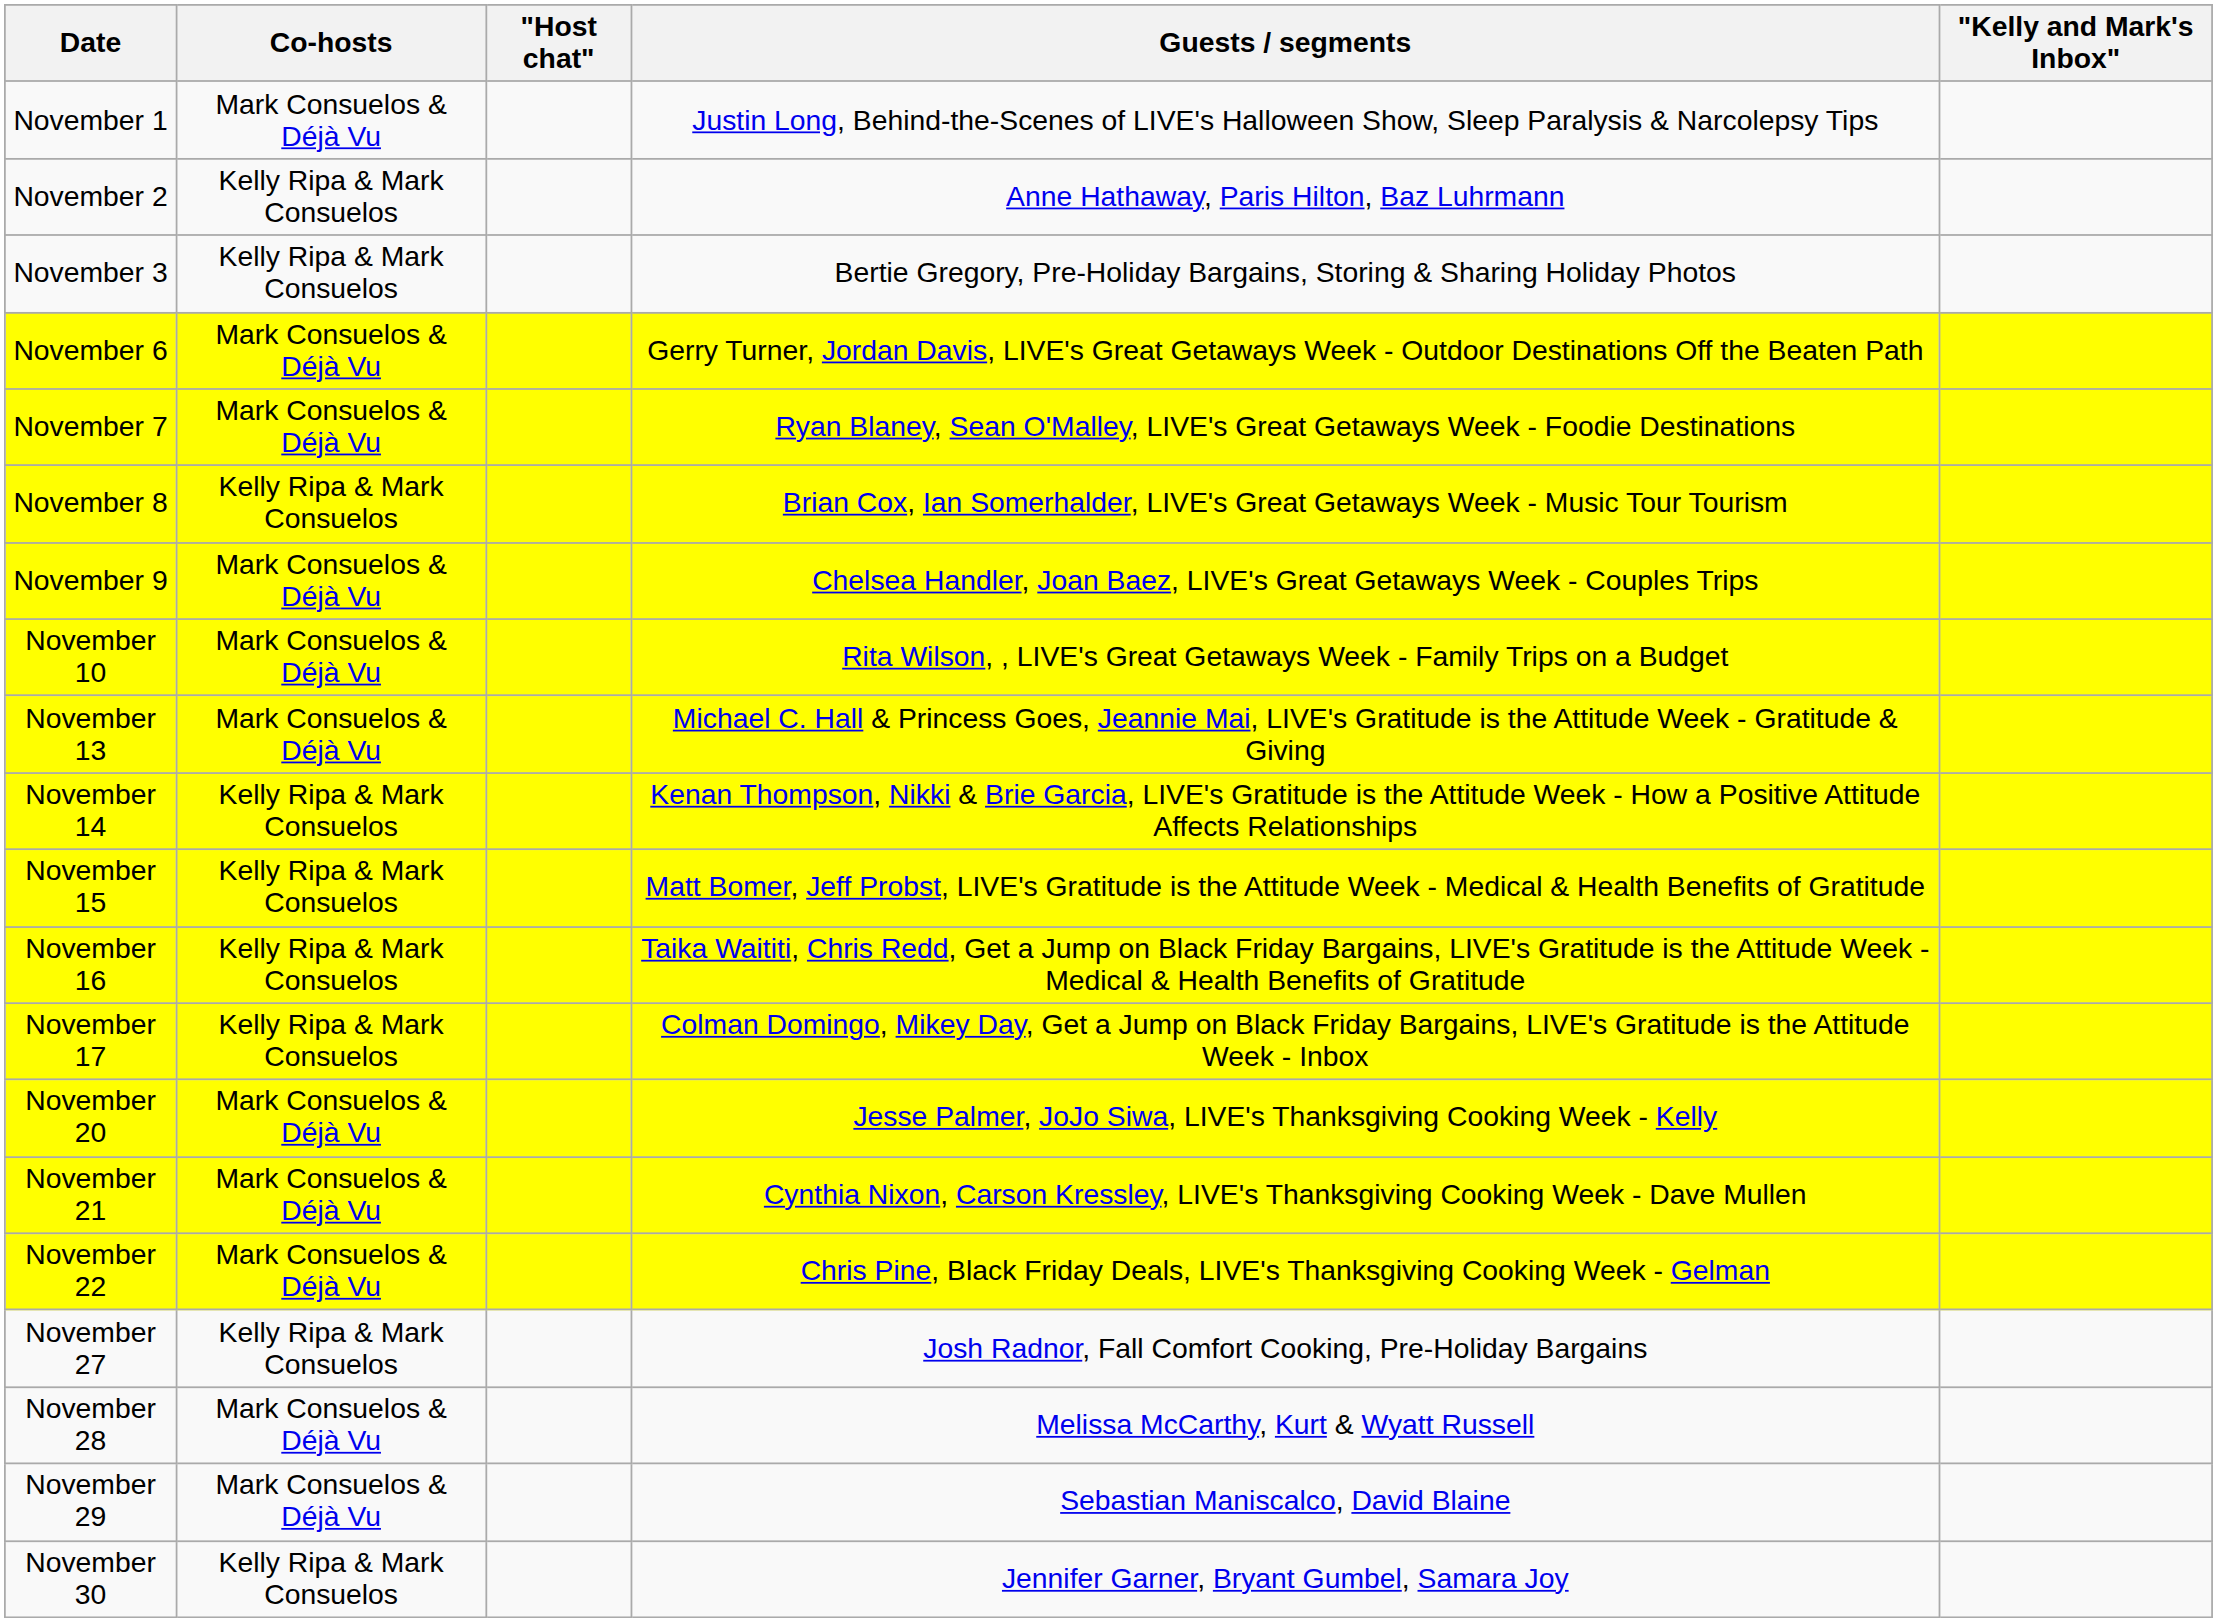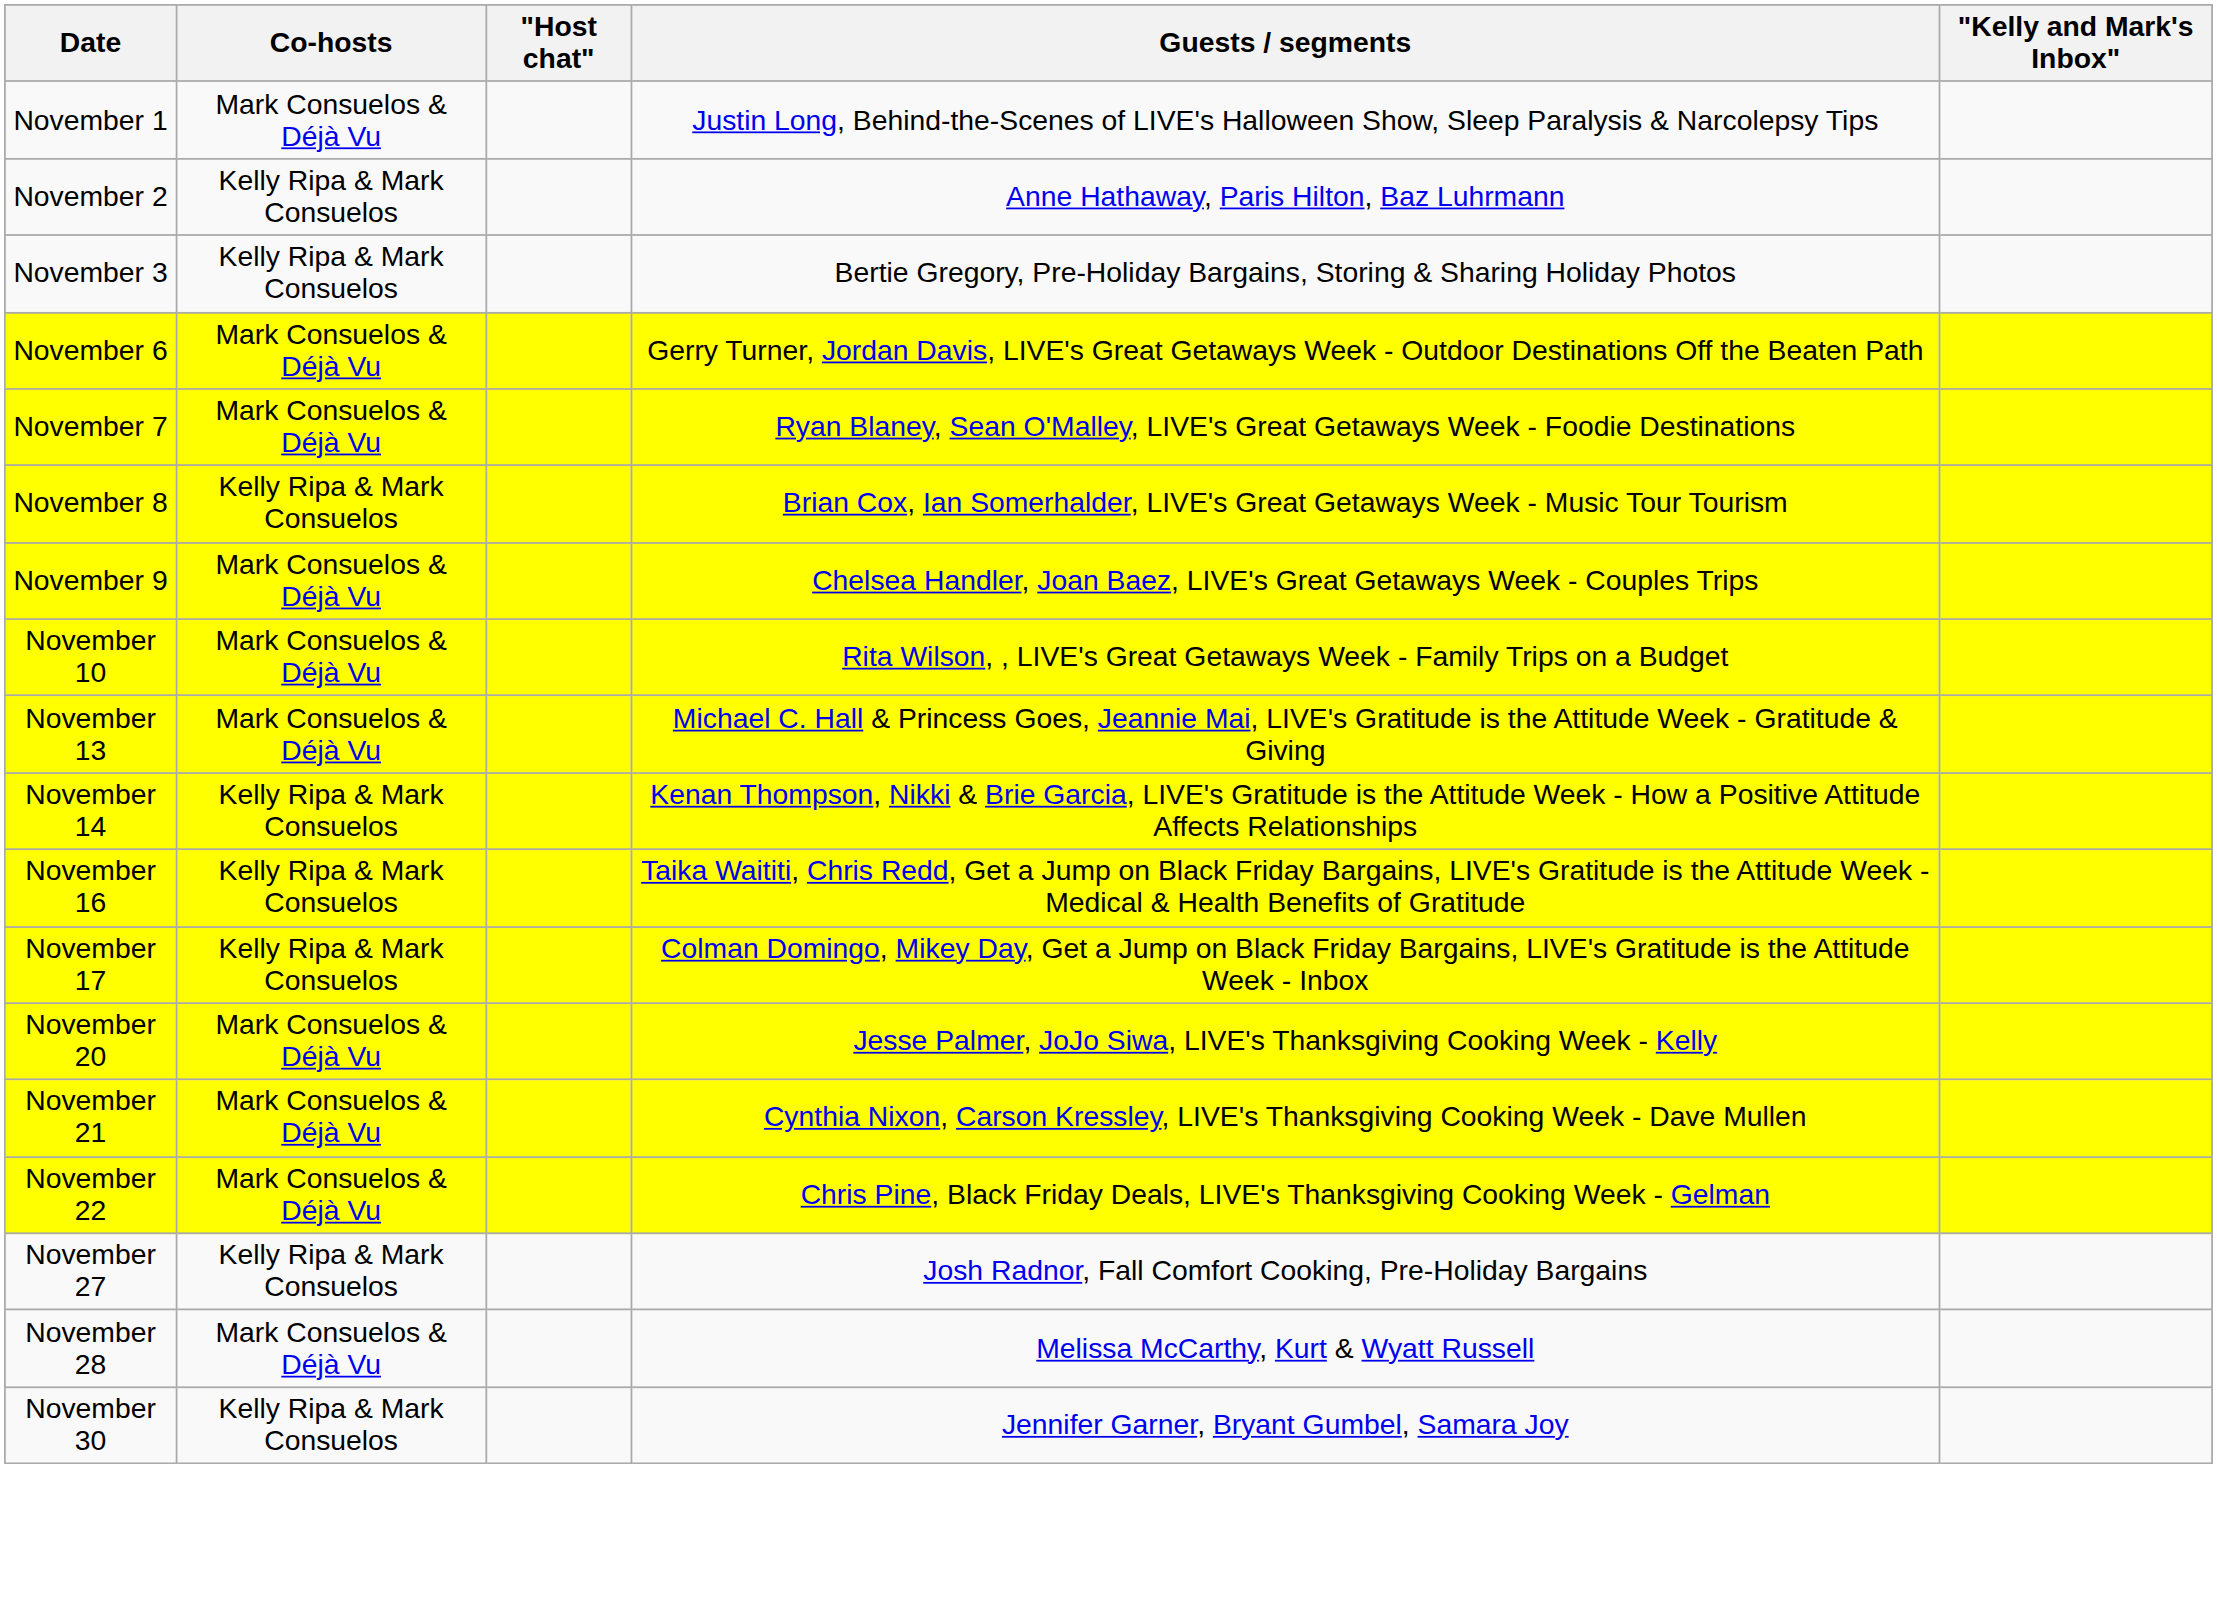- row: (91, 887)
- row: (91, 1501)
